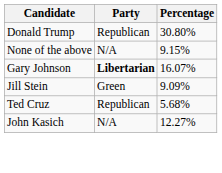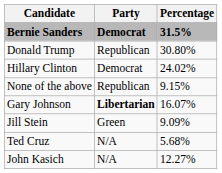+ row: (45, 31)
+ row: (42, 68)
(107, 50) N/A -> (123, 86) Republican
(123, 104) Republican -> (107, 141) N/A
